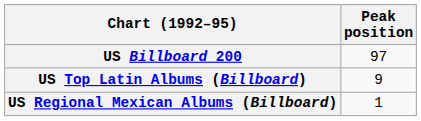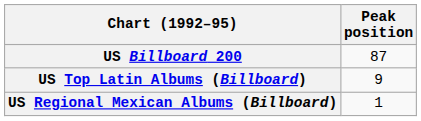(379, 56) 97 -> (379, 56) 87
